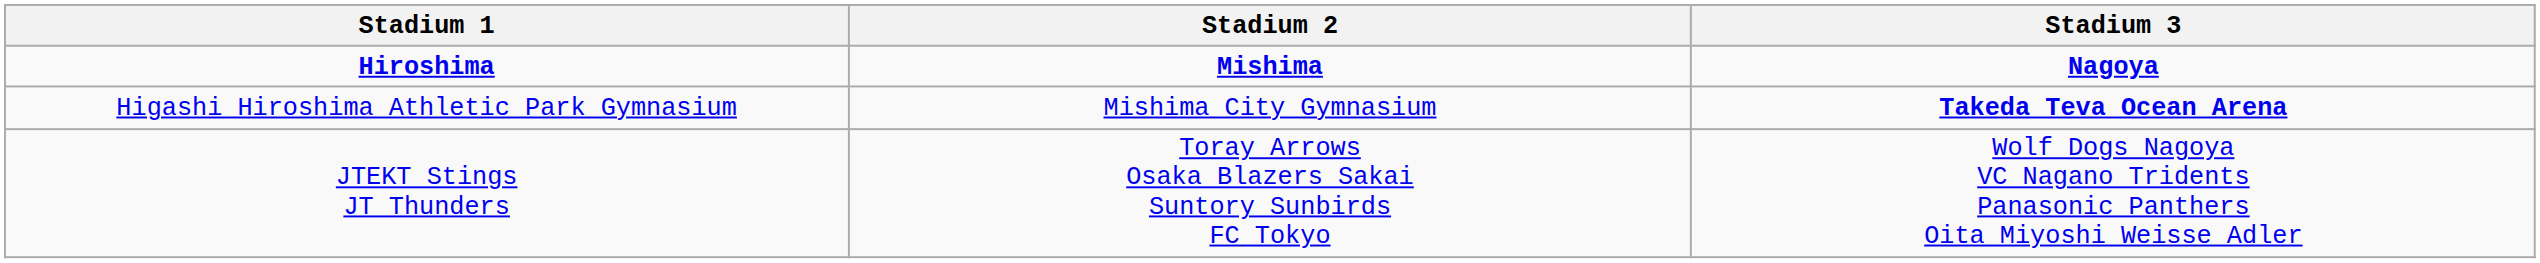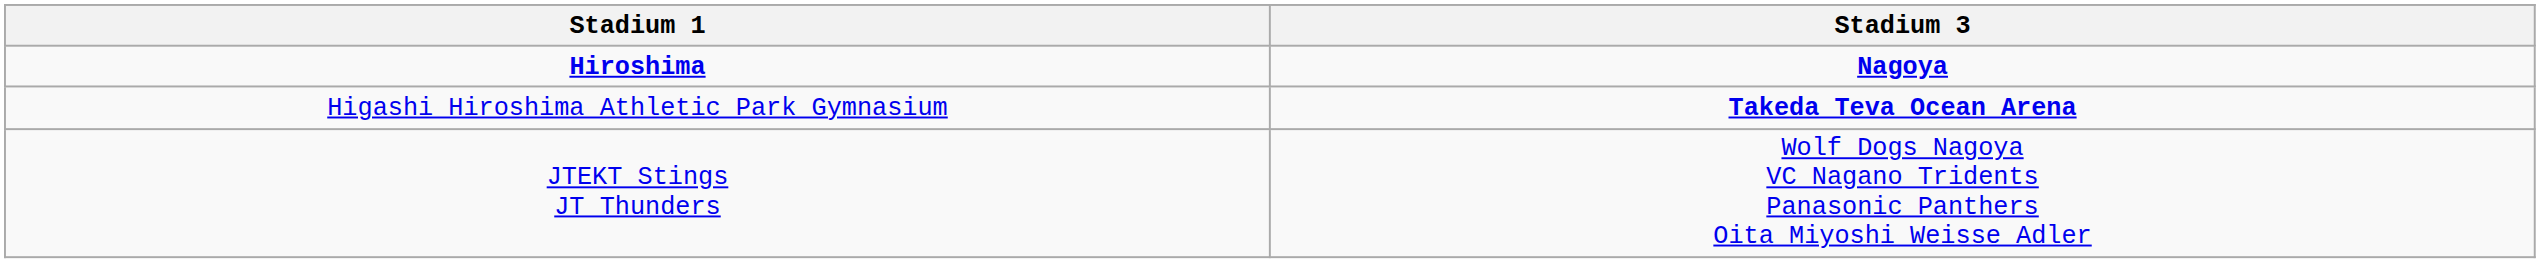- column: (1270, 26)
